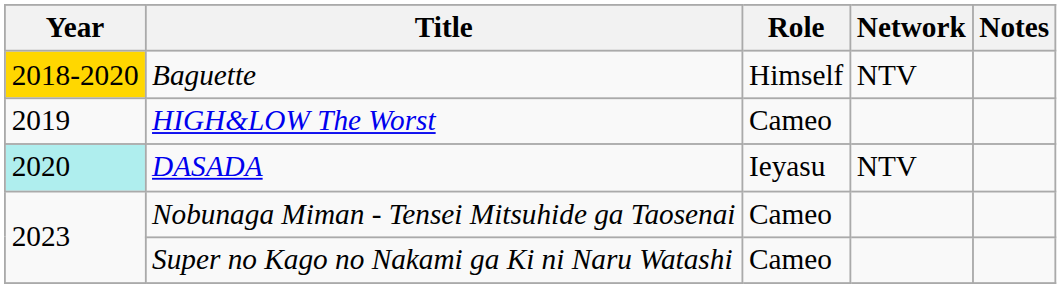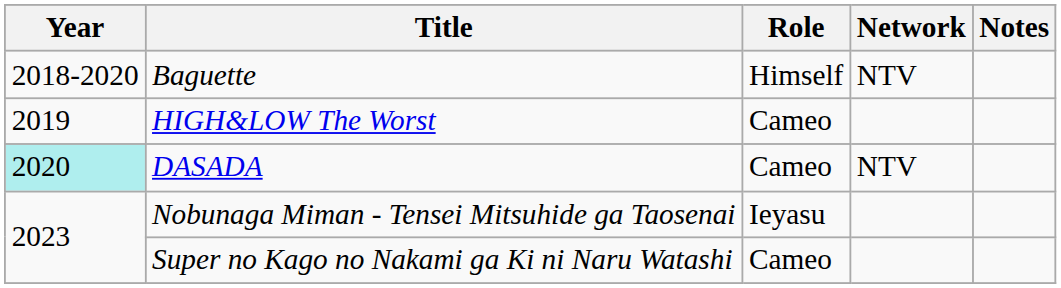(75, 74) gold background -> (75, 74) no background
(787, 167) Ieyasu -> (790, 167) Cameo
(790, 213) Cameo -> (787, 213) Ieyasu
